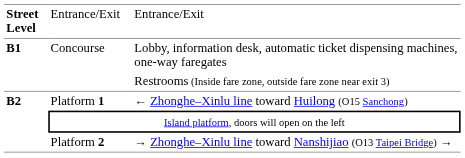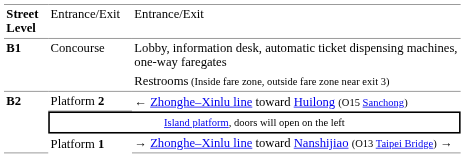(77, 101) Platform 1 -> (77, 101) Platform 2
(77, 142) Platform 2 -> (77, 143) Platform 1
